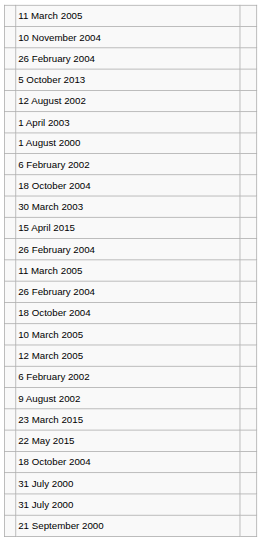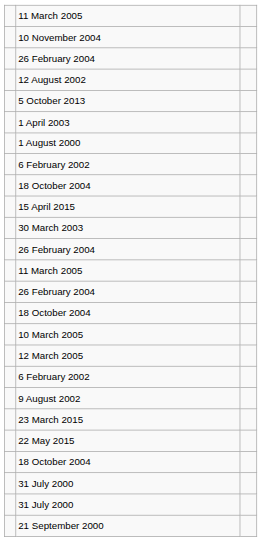rows swapped: (10, 79) <-> (10, 101)
rows swapped: (10, 207) <-> (10, 228)
